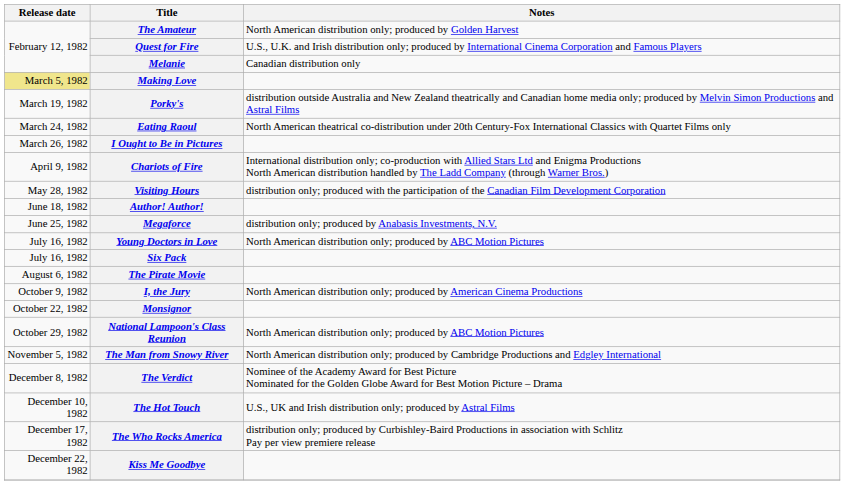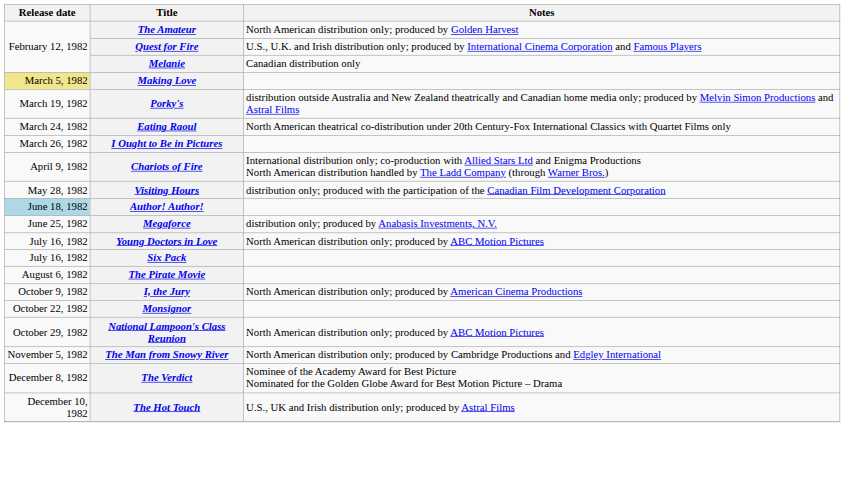(58, 207) no background -> (58, 207) lightblue background
- row: (167, 436)
- row: (167, 465)
